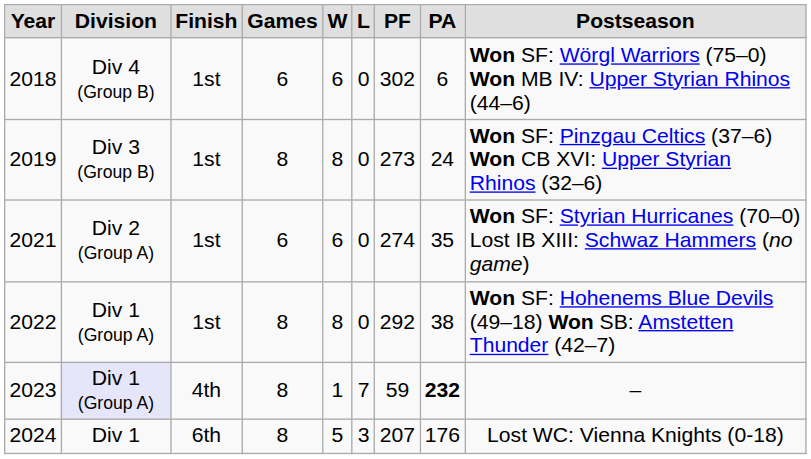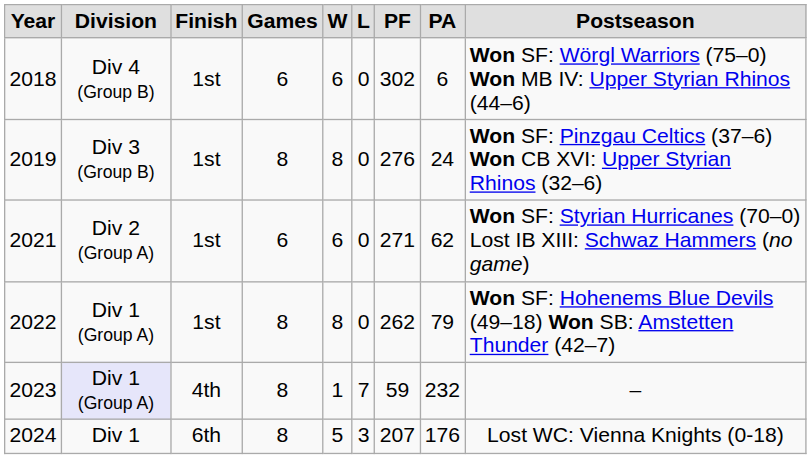(397, 159) 273 -> (397, 159) 276
(397, 240) 274 -> (397, 240) 271
(442, 240) 35 -> (442, 240) 62
(397, 321) 292 -> (397, 321) 262
(442, 321) 38 -> (442, 321) 79
(442, 390) bold -> (442, 390) normal
